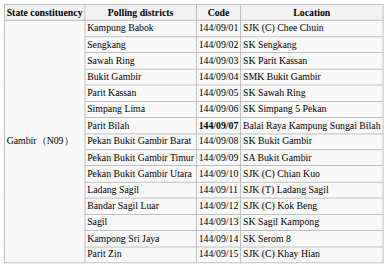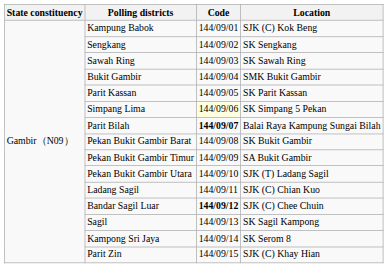(283, 28) SJK (C) Chee Chuin -> (280, 28) SJK (C) Kok Beng
(275, 60) SK Parit Kassan -> (274, 60) SK Sawah Ring
(274, 92) SK Sawah Ring -> (275, 92) SK Parit Kassan
(219, 109) no background -> (219, 109) lightyellow background
(281, 173) SJK (C) Chian Kuo -> (286, 173) SJK (T) Ladang Sagil
(286, 189) SJK (T) Ladang Sagil -> (281, 189) SJK (C) Chian Kuo
(219, 206) normal -> (219, 206) bold
(280, 206) SJK (C) Kok Beng -> (283, 206) SJK (C) Chee Chuin
